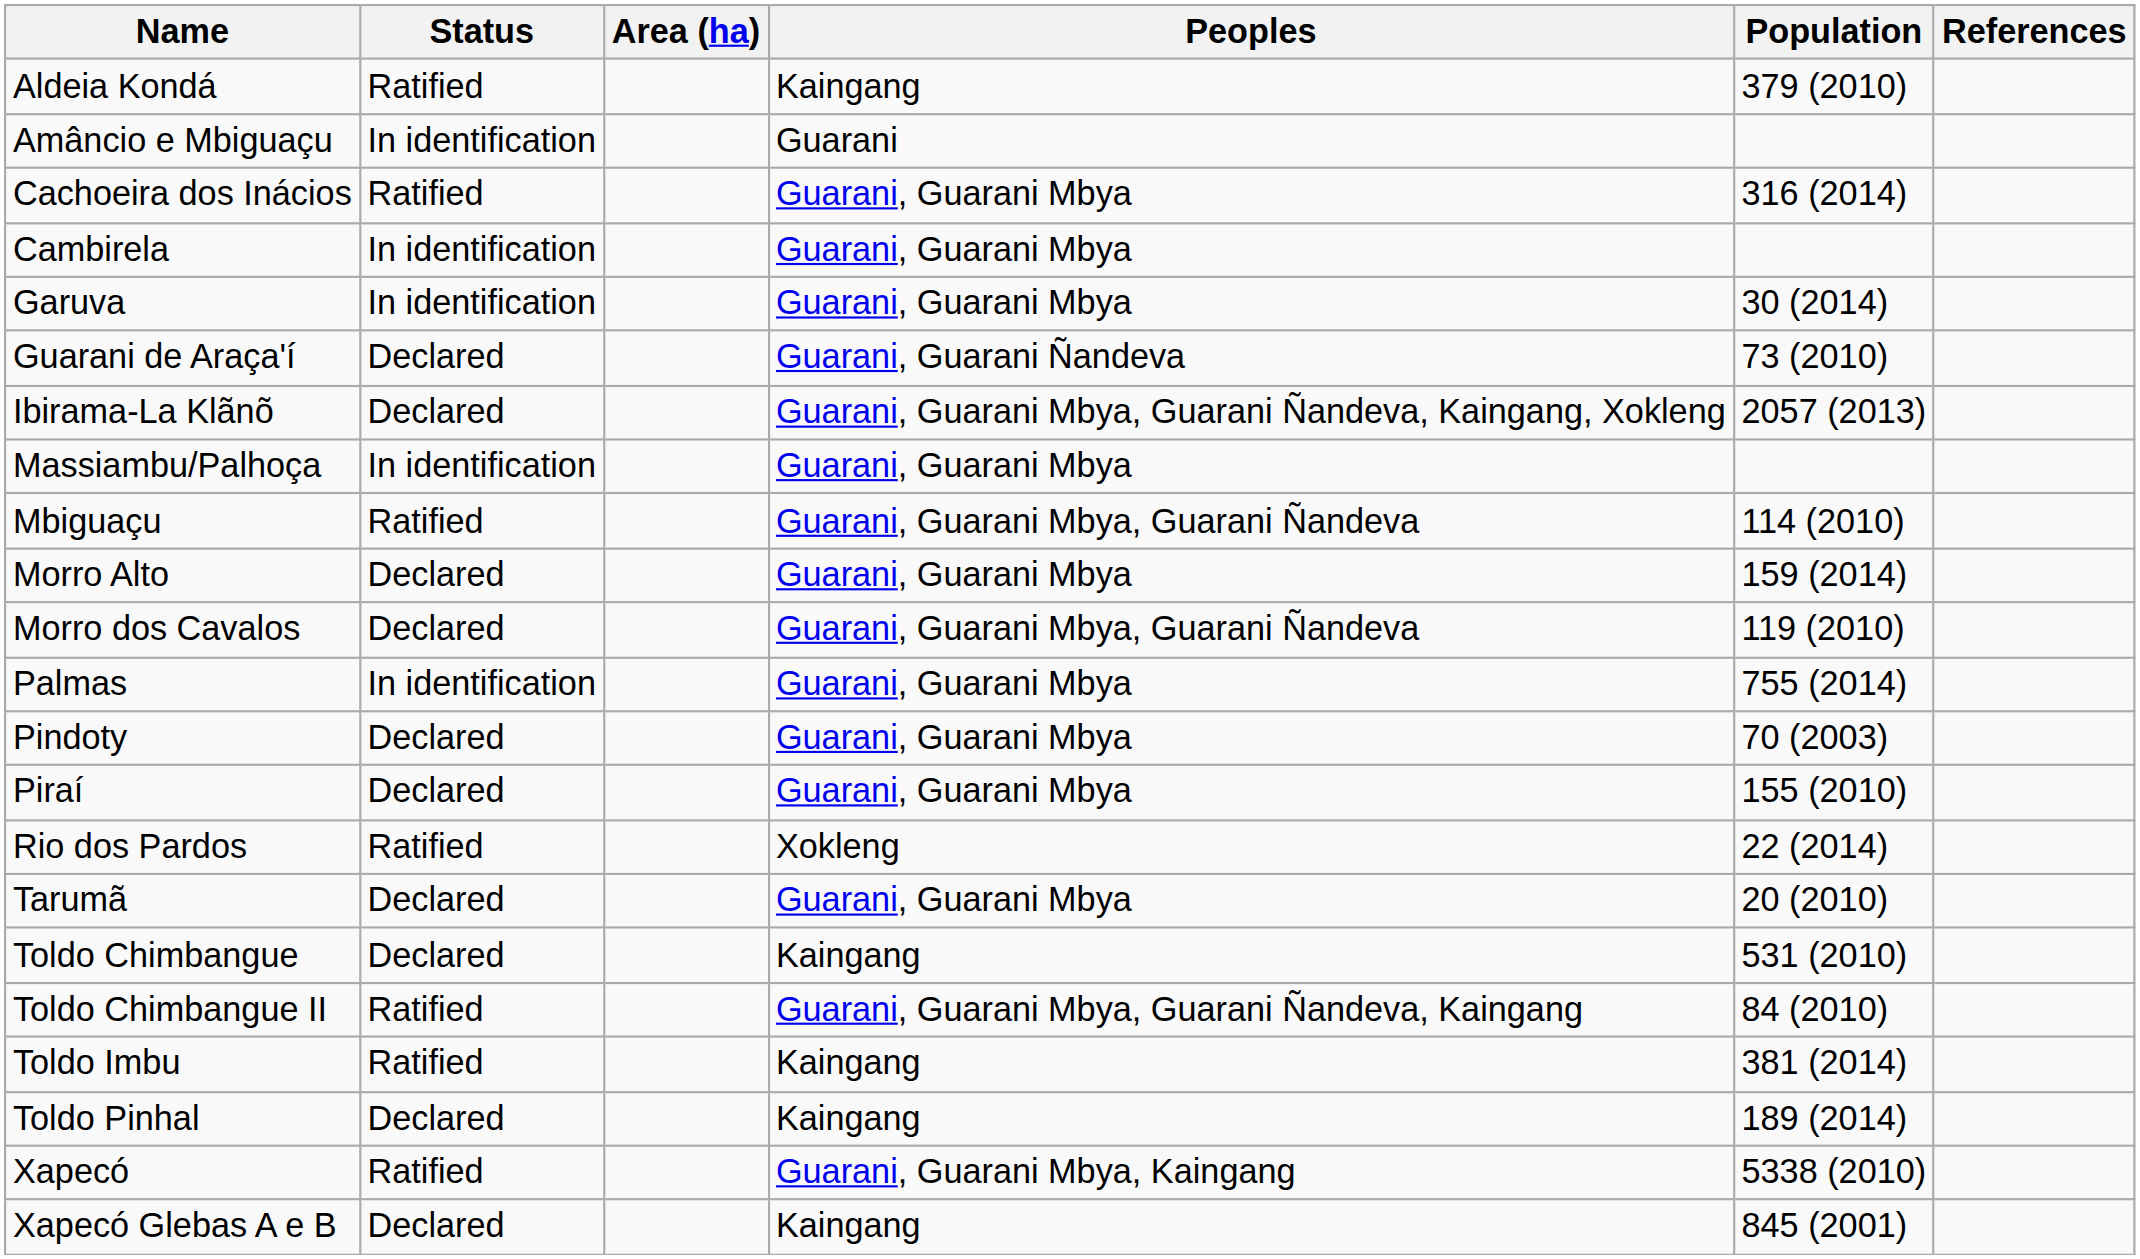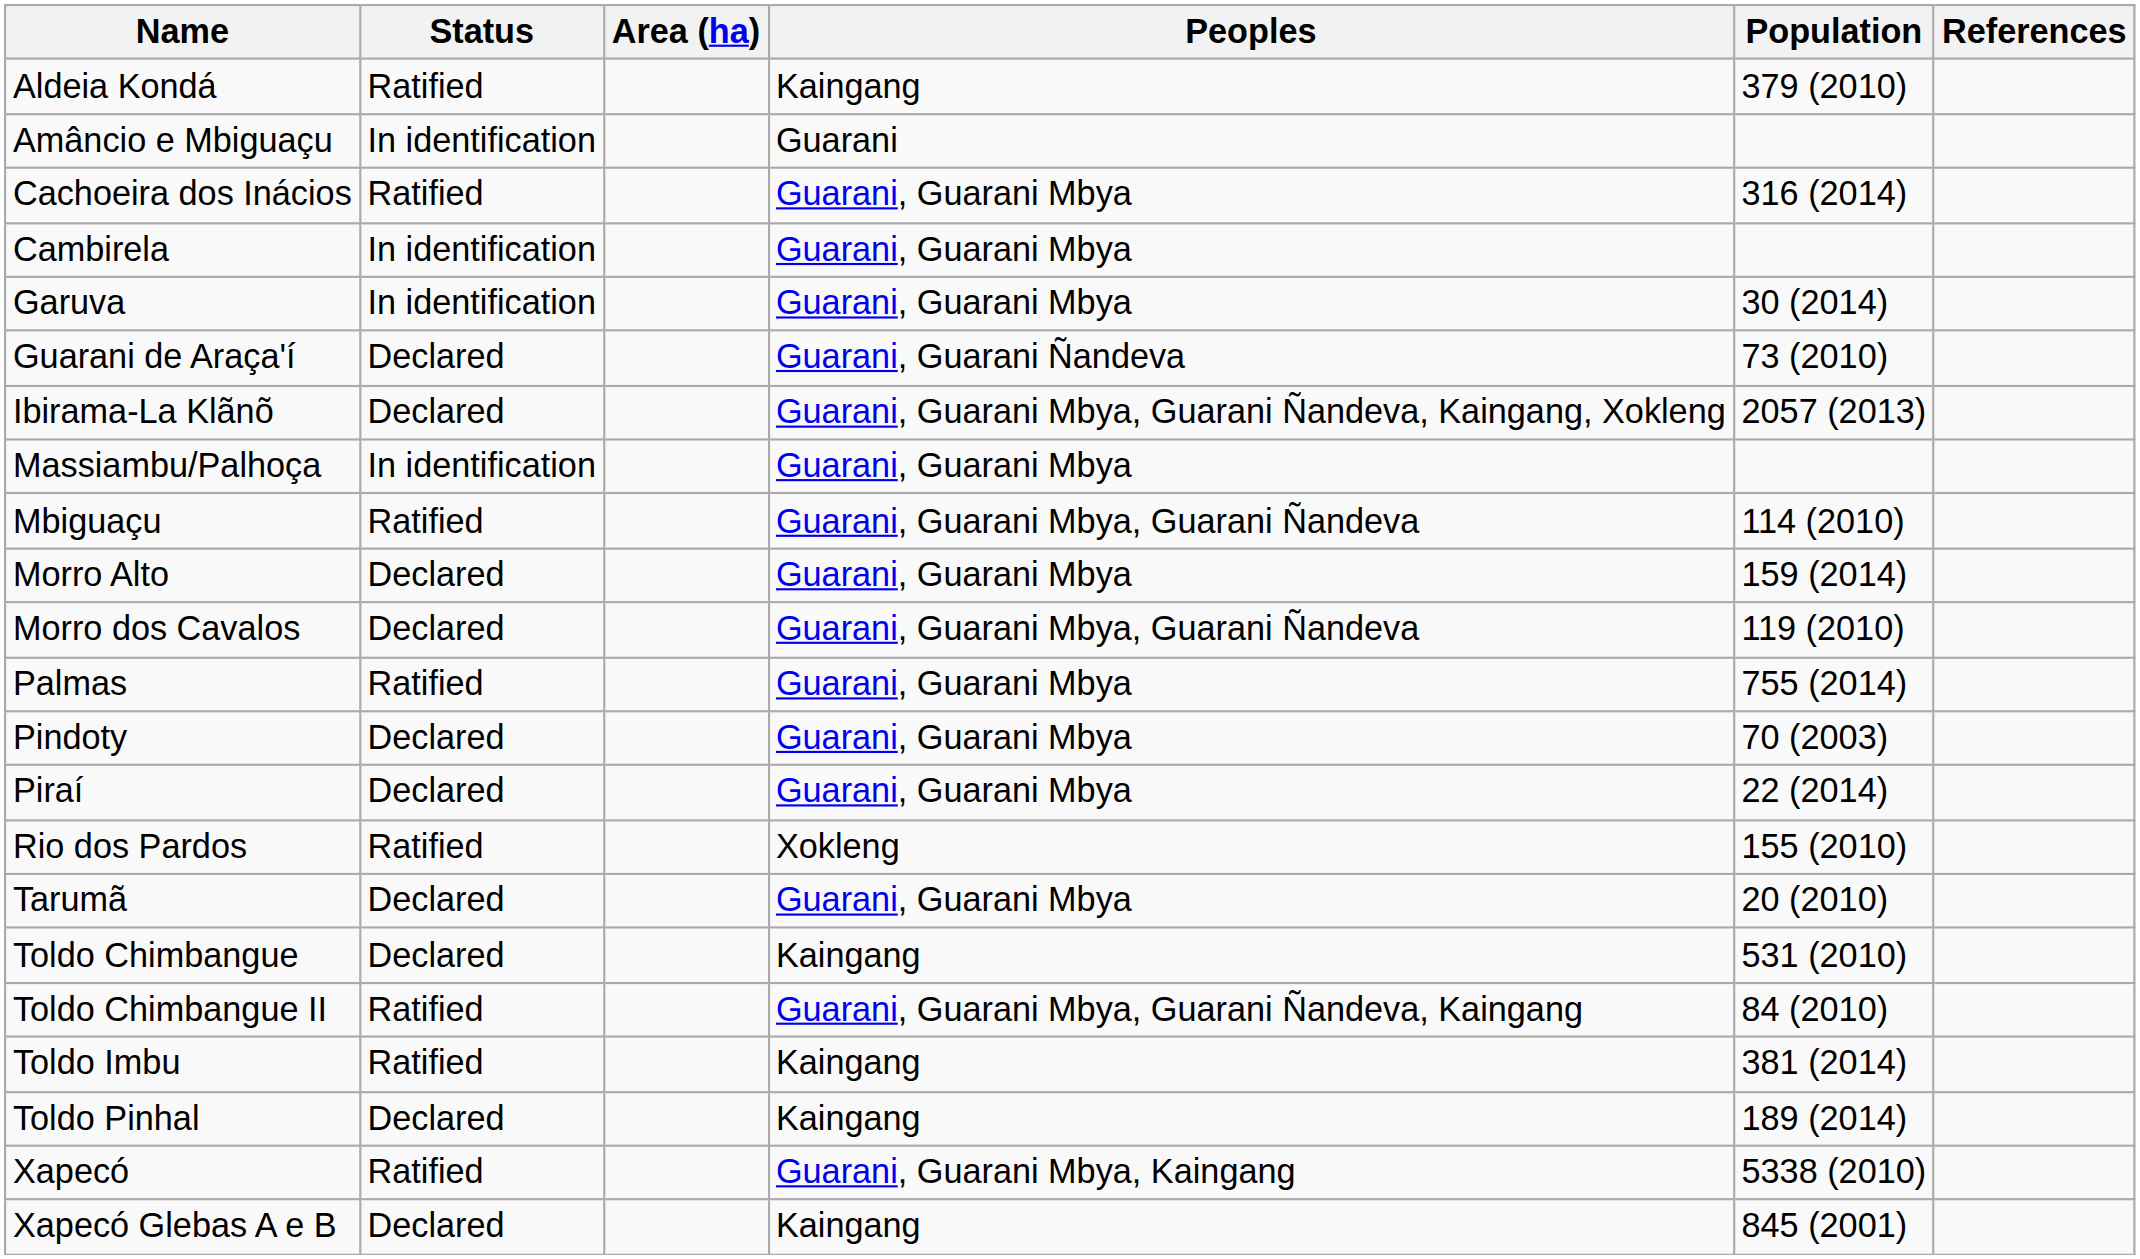(482, 683) In identification -> (426, 683) Ratified
(1824, 791) 155 (2010) -> (1815, 791) 22 (2014)
(1815, 846) 22 (2014) -> (1824, 846) 155 (2010)
